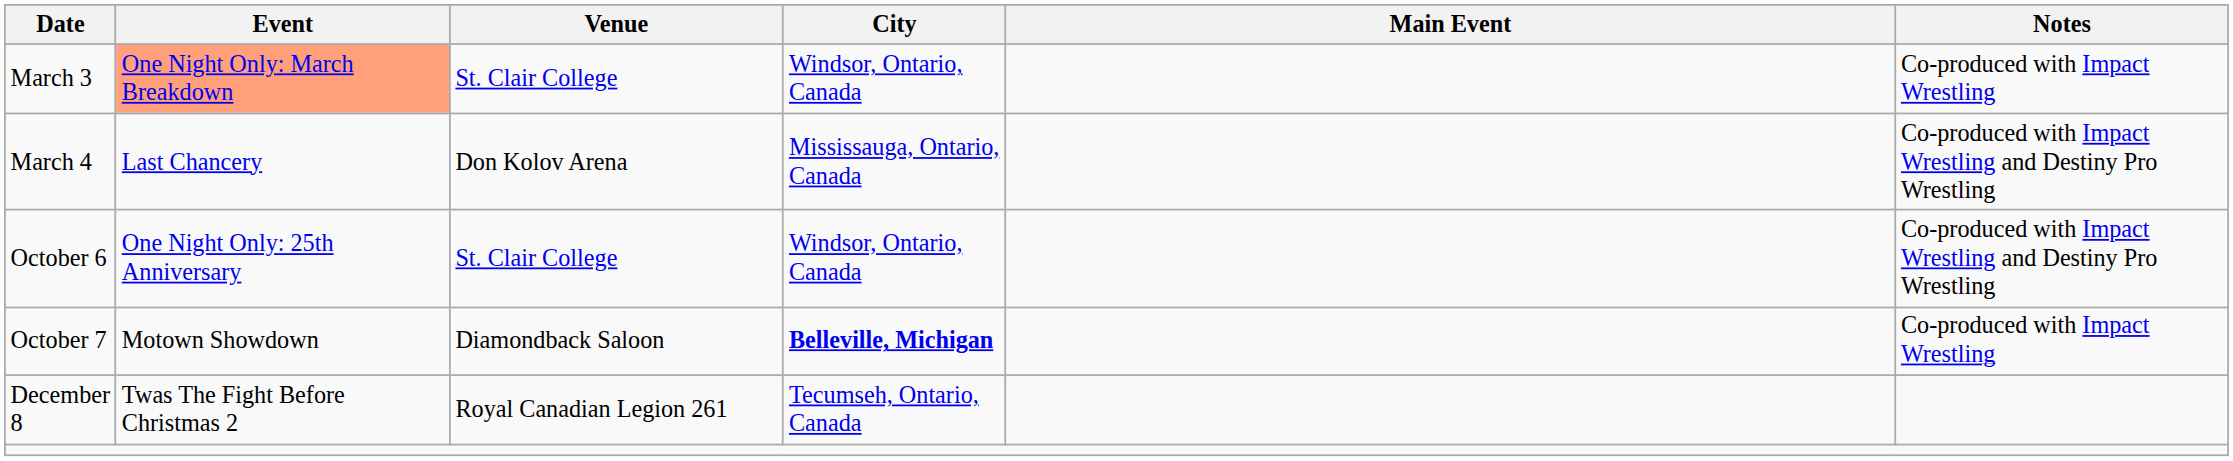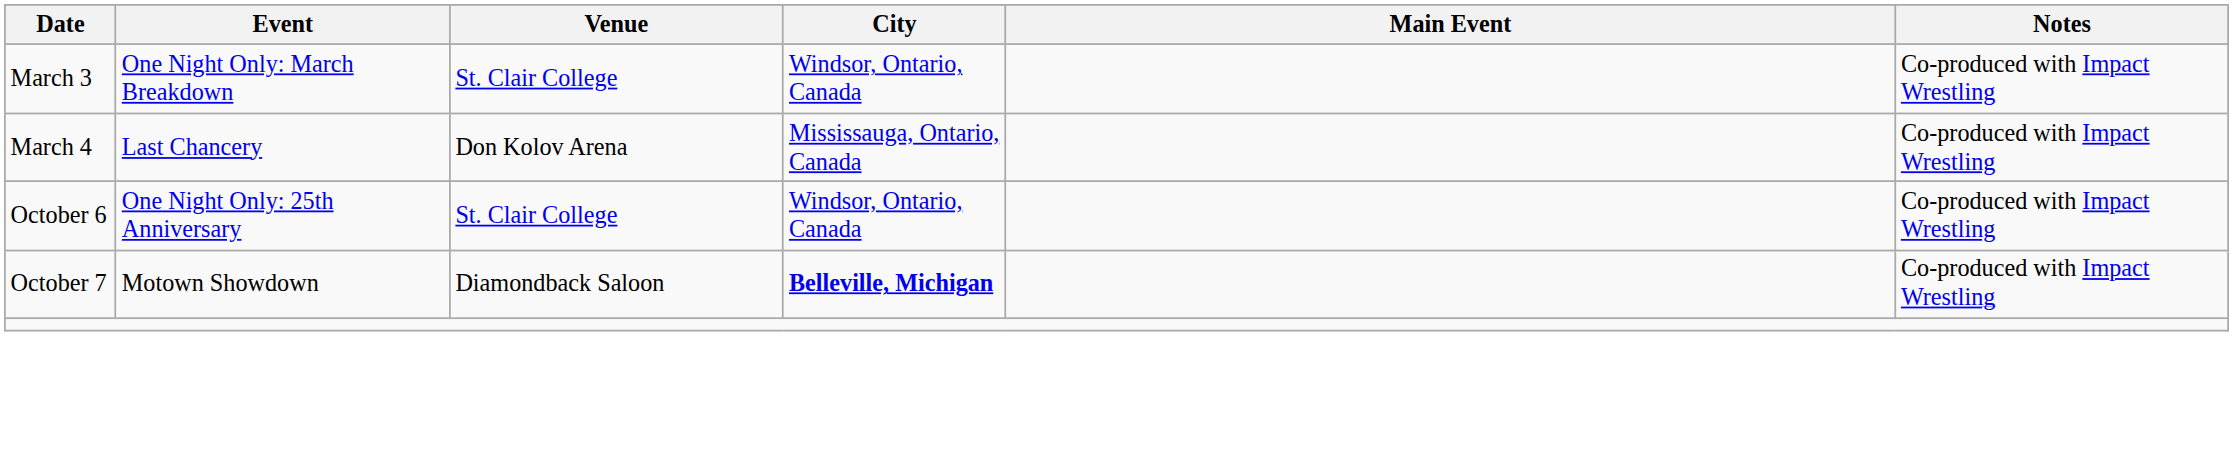(238, 78) lightsalmon background -> (238, 78) no background
(2029, 160) Co-produced with Impact Wrestling and Destiny Pro Wrestling -> (2025, 146) Co-produced with Impact Wrestling
(2029, 257) Co-produced with Impact Wrestling and Destiny Pro Wrestling -> (2025, 215) Co-produced with Impact Wrestling
- row: (60, 408)
